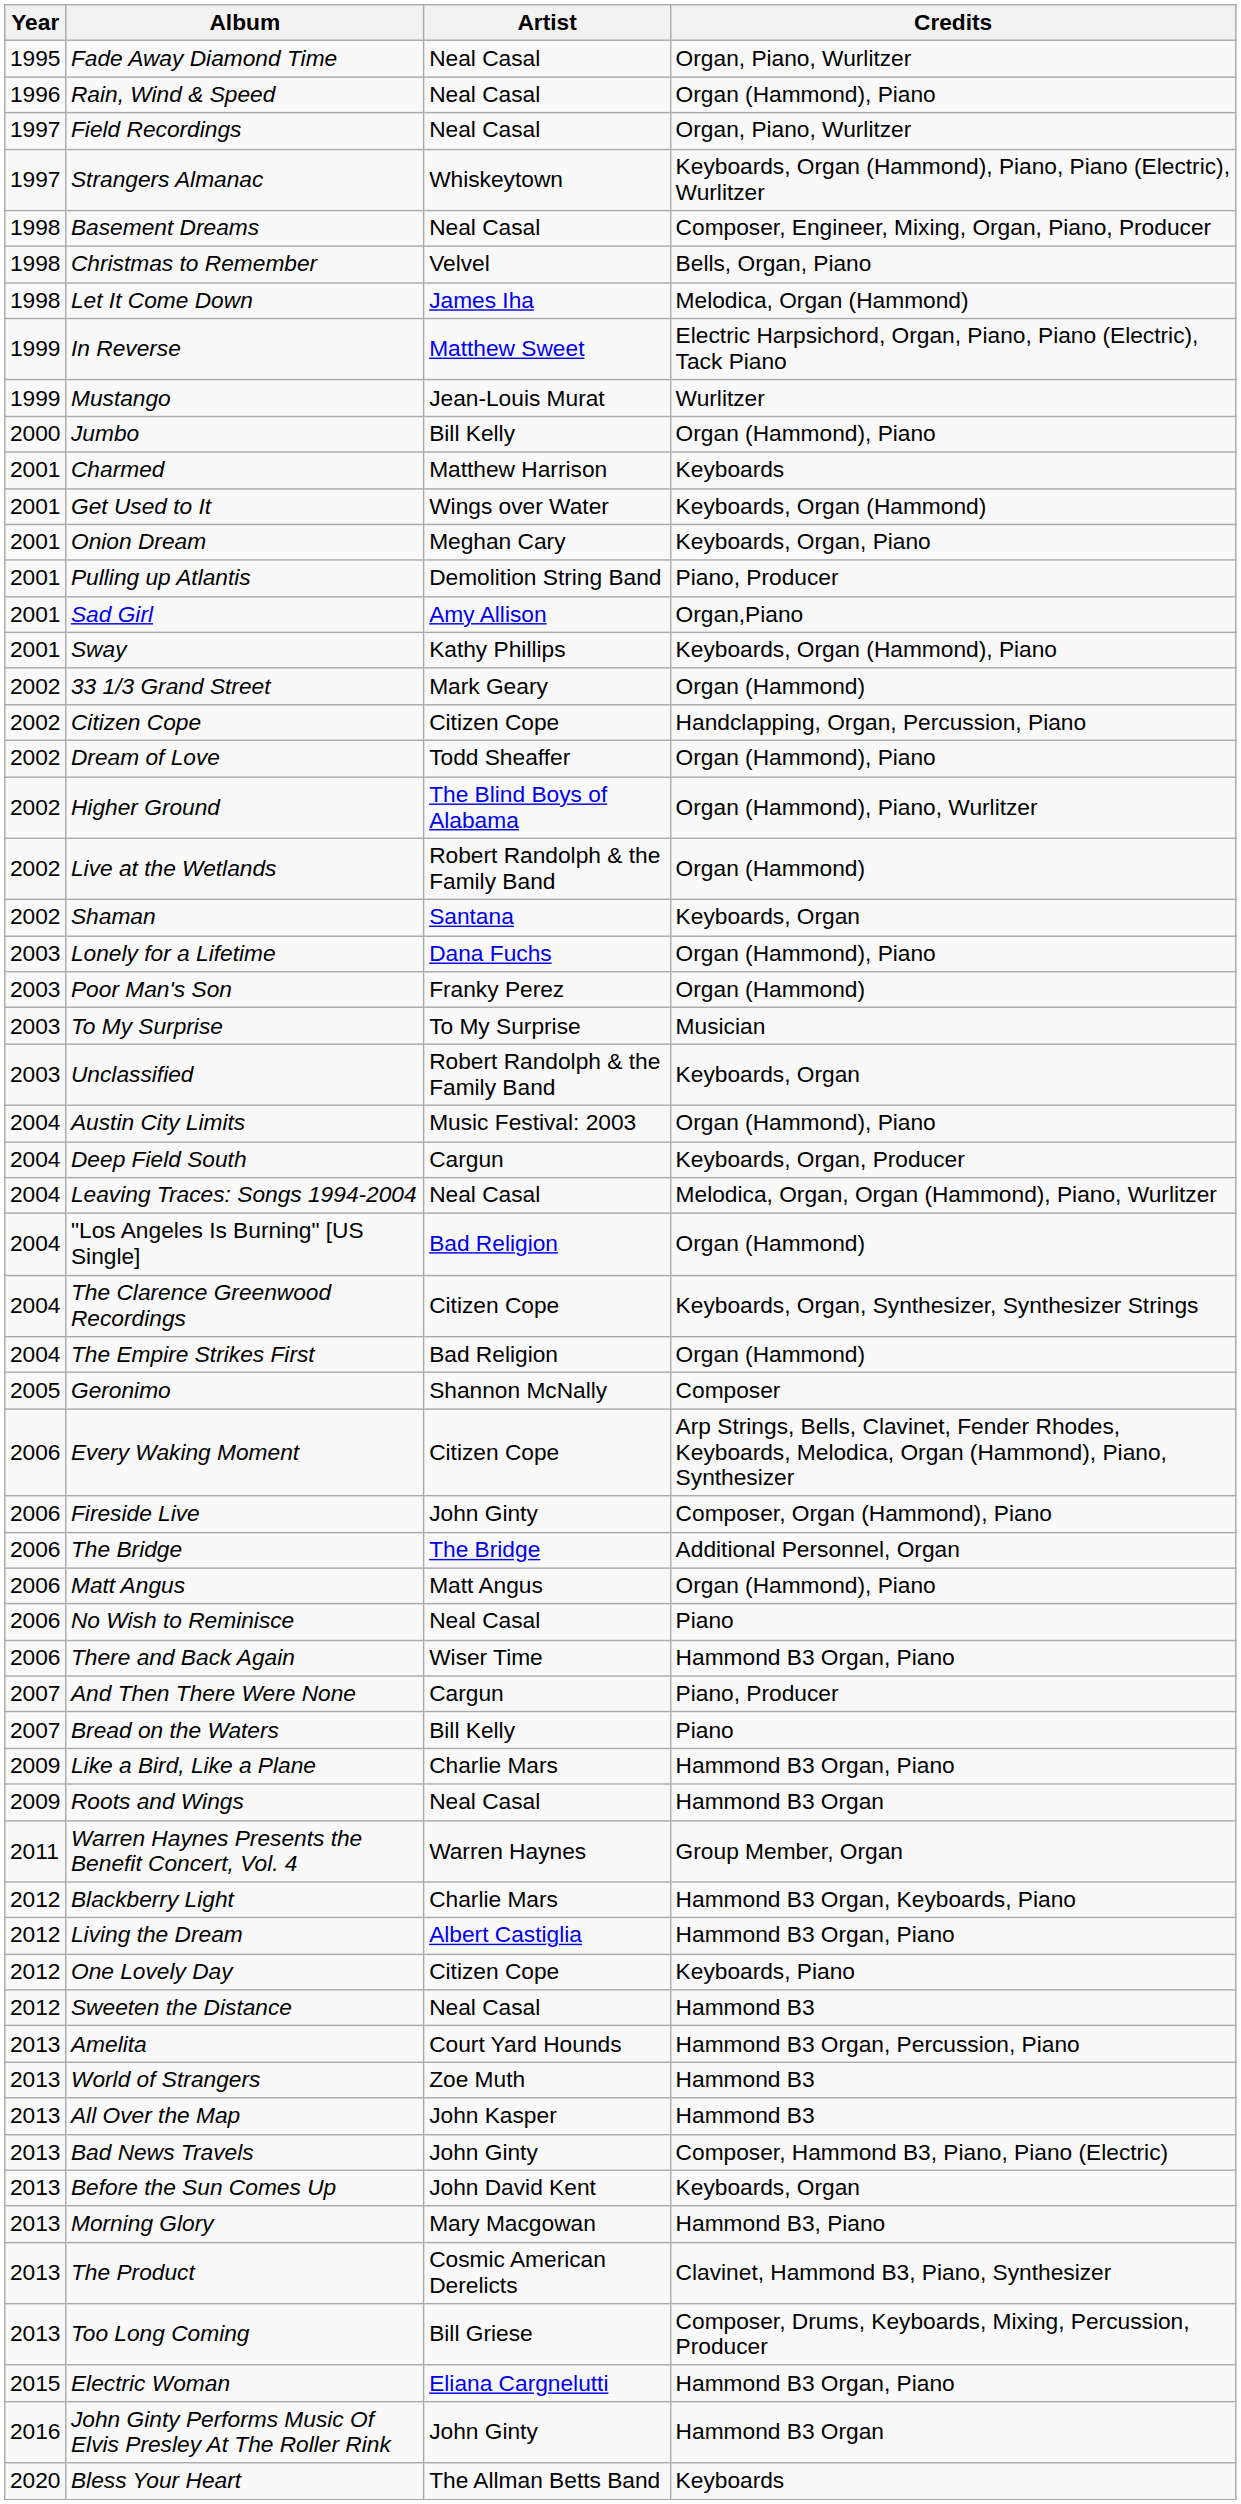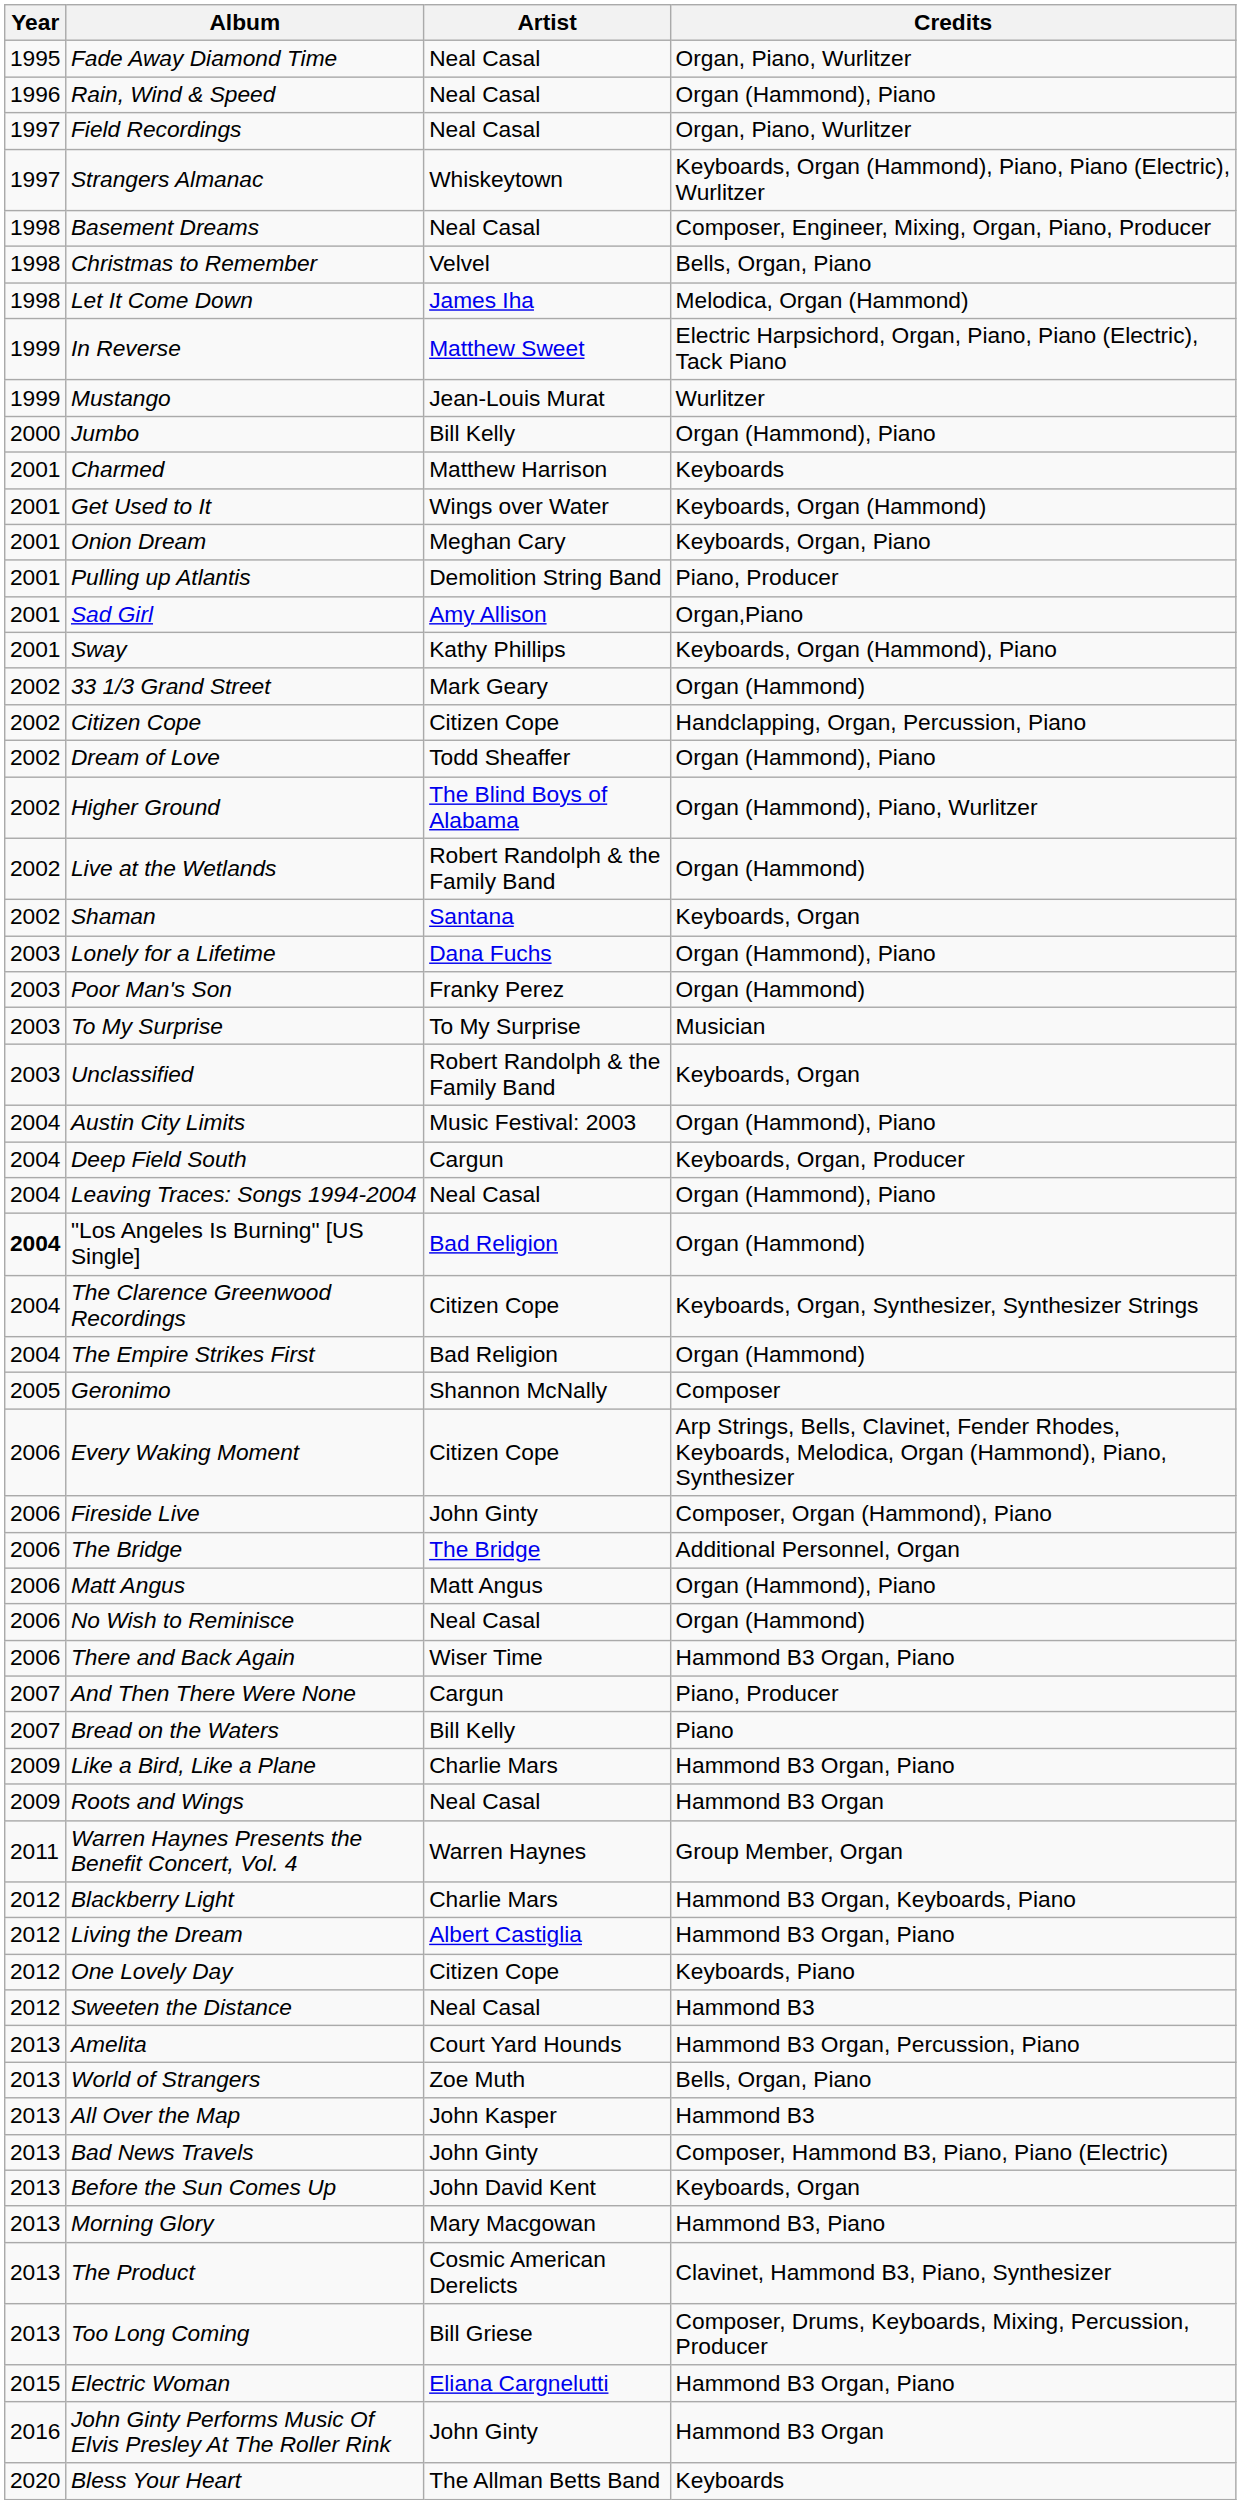(946, 1195) Melodica, Organ, Organ (Hammond), Piano, Wurlitzer -> (806, 1195) Organ (Hammond), Piano
(35, 1244) normal -> (35, 1244) bold
(705, 1621) Piano -> (770, 1621) Organ (Hammond)
(745, 2079) Hammond B3 -> (773, 2079) Bells, Organ, Piano
